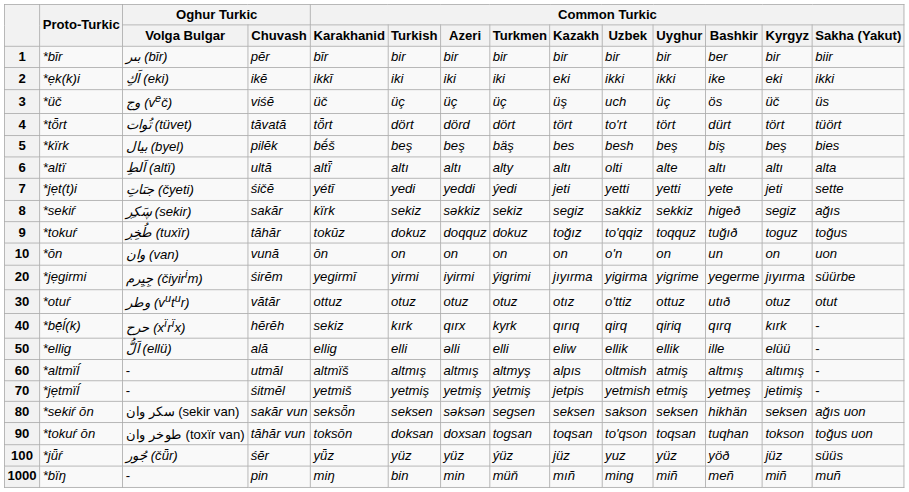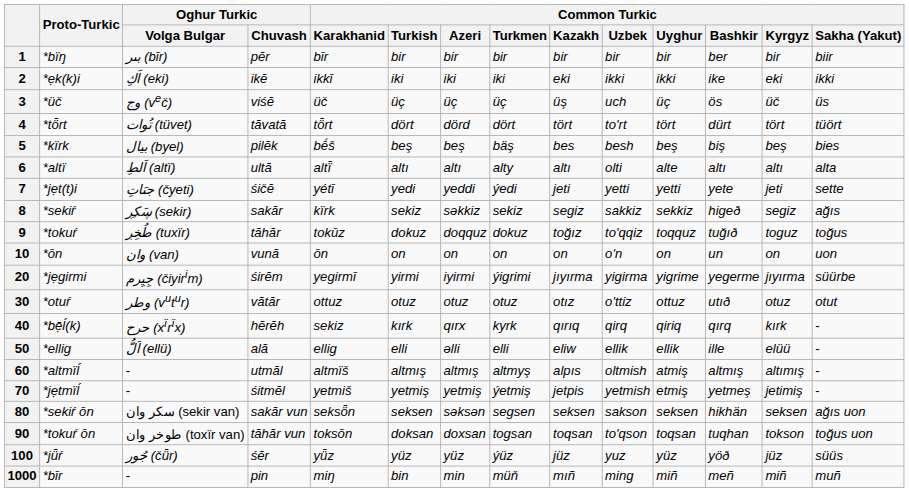(53, 56) *bīr -> (54, 56) *bïŋ
(54, 476) *bïŋ -> (53, 476) *bīr
